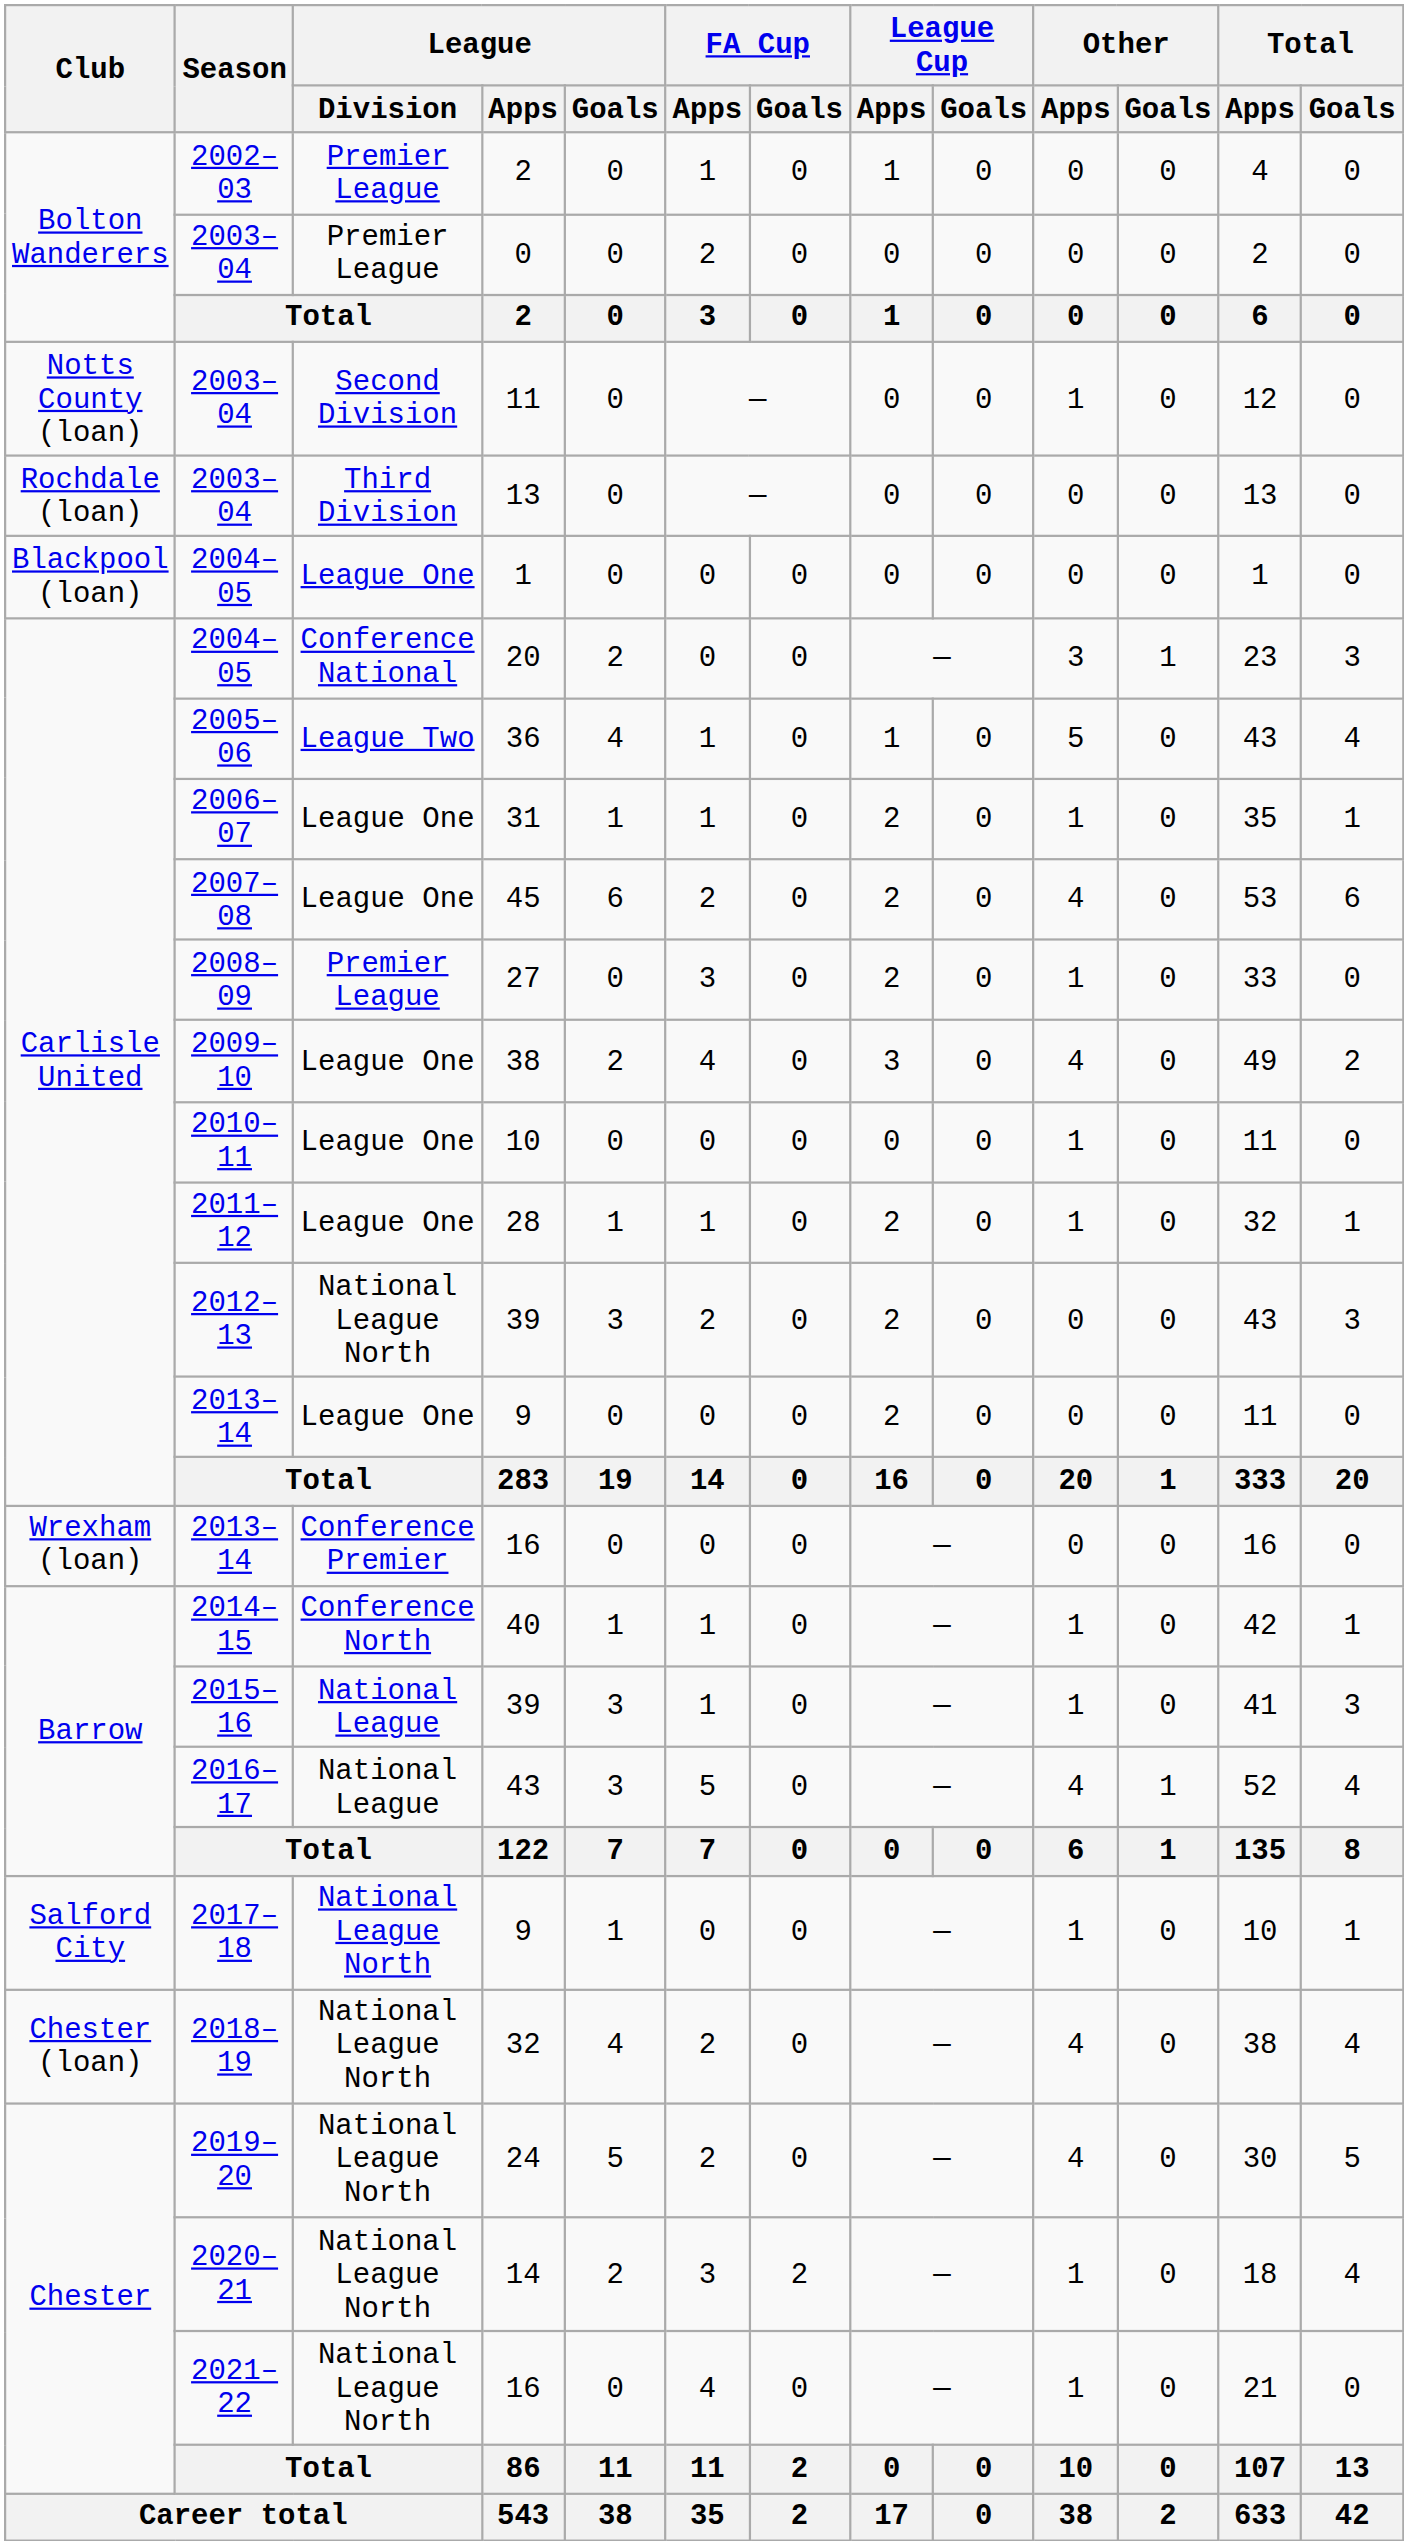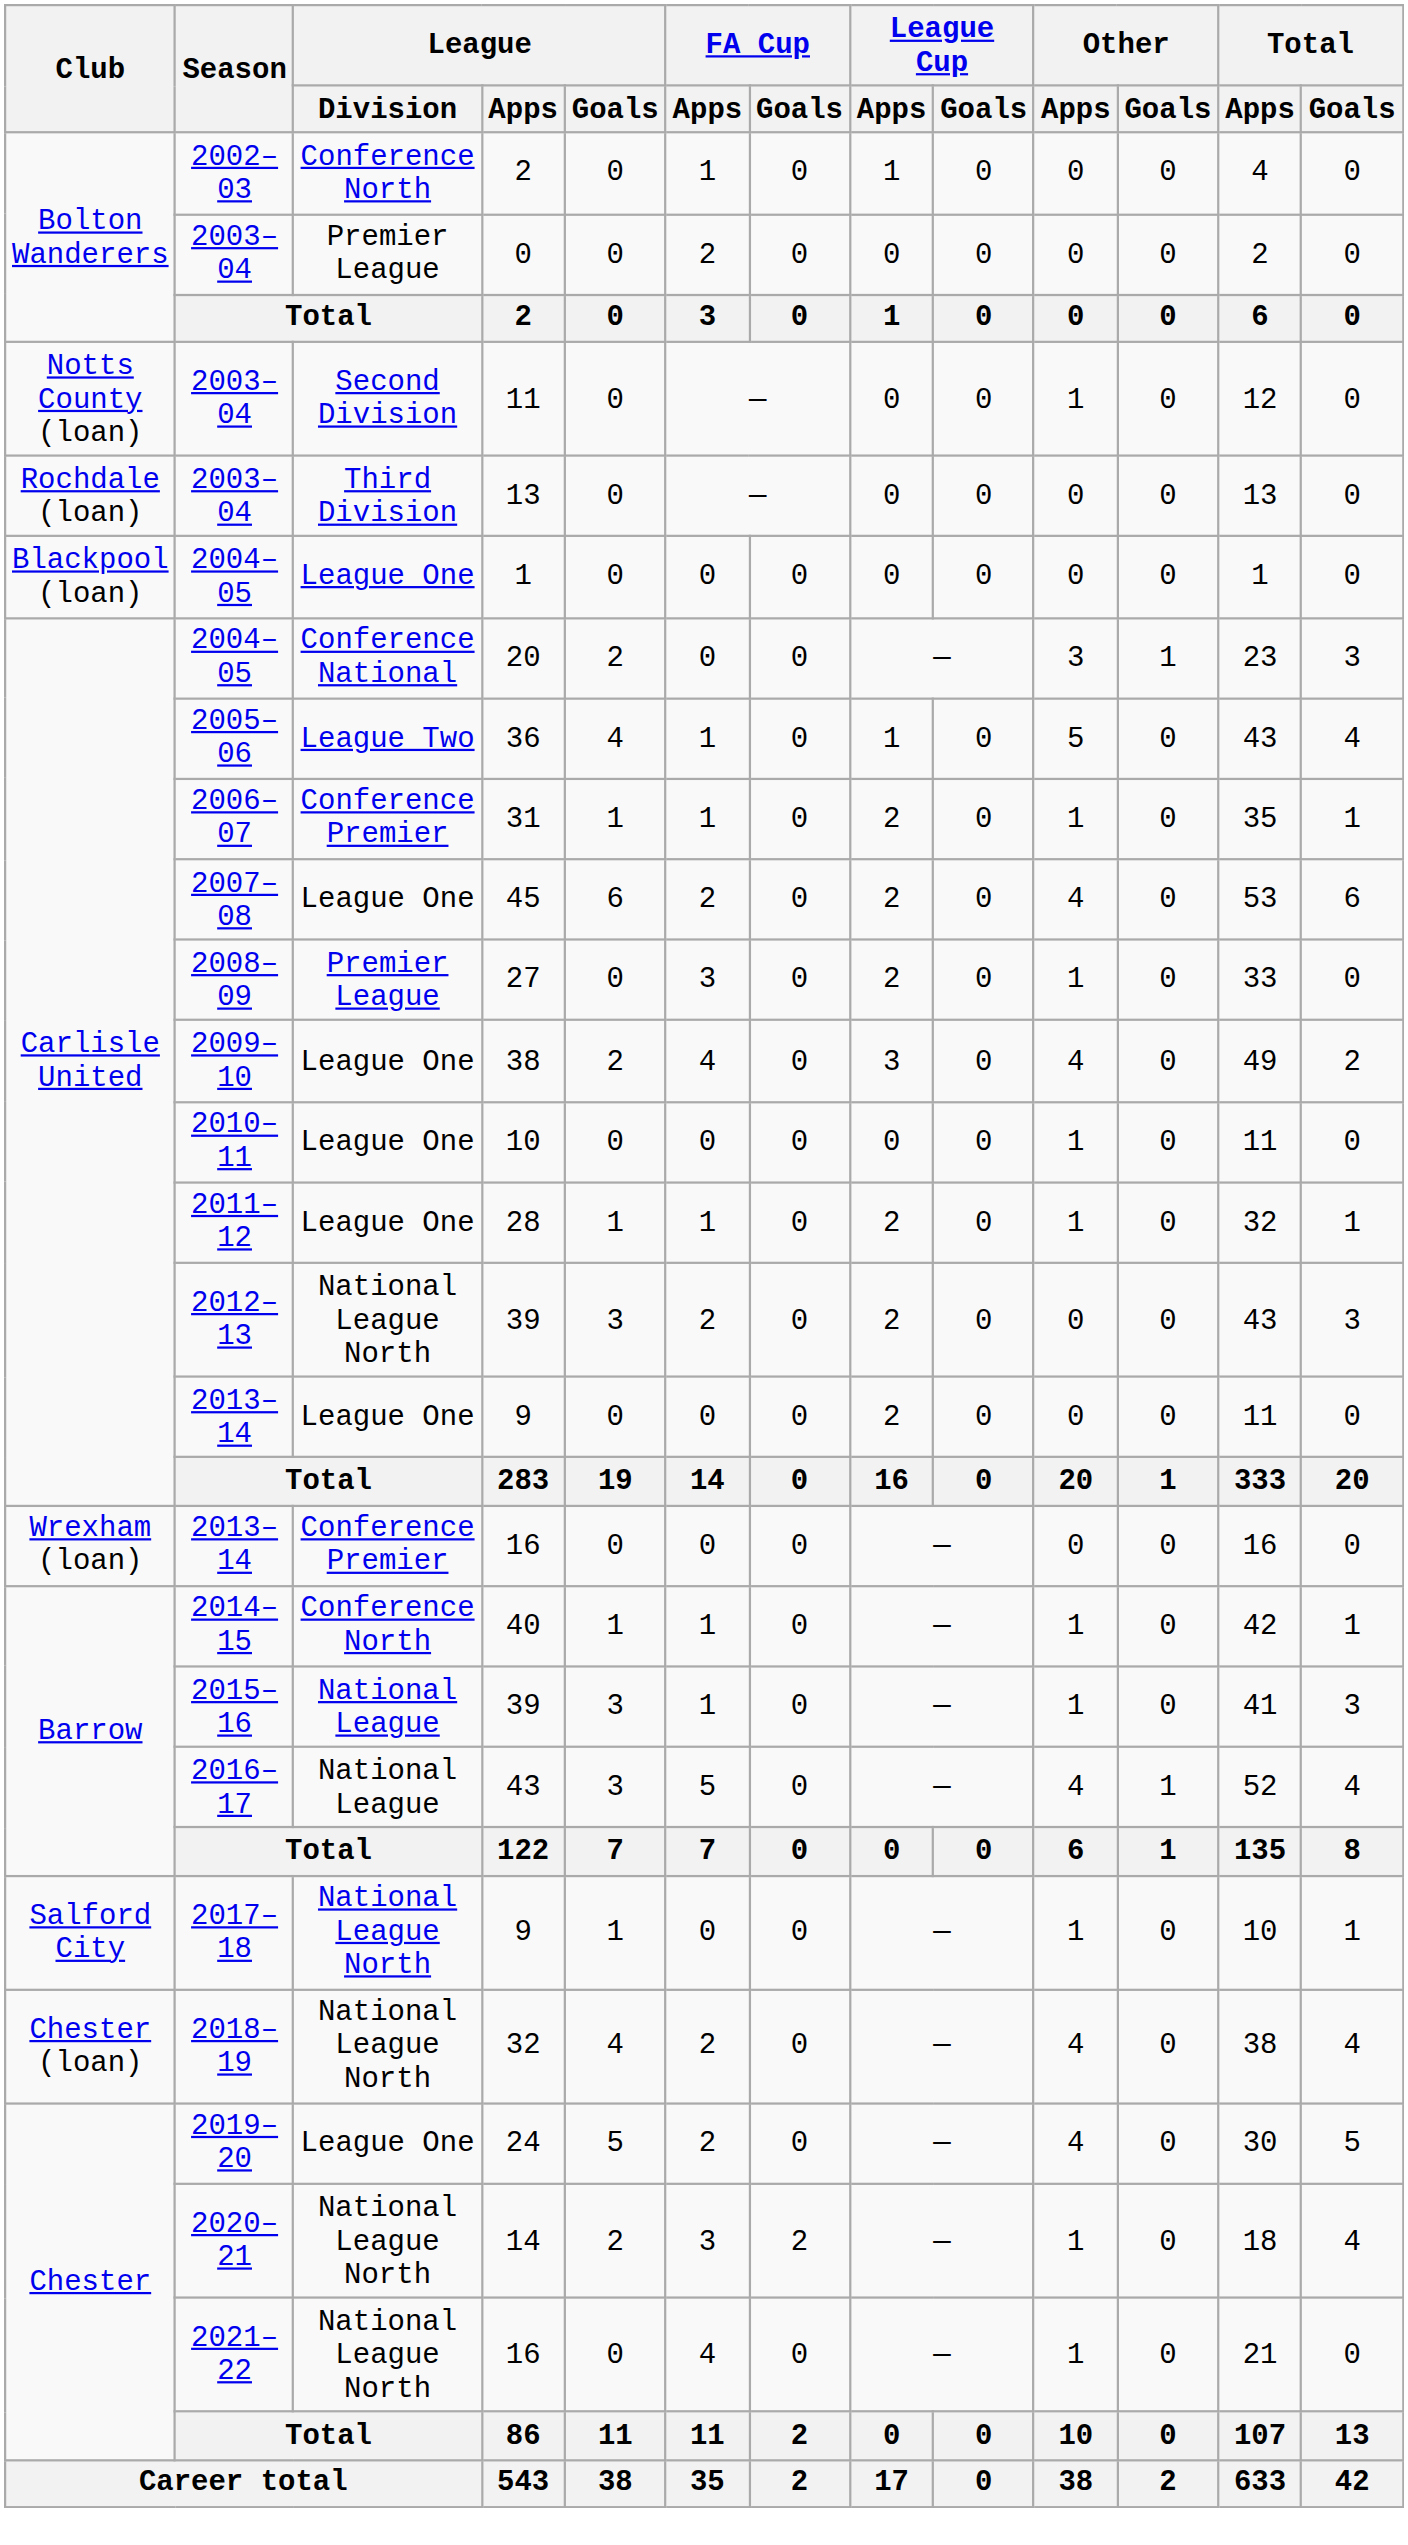(388, 173) Premier League -> (388, 173) Conference North
(388, 819) League One -> (388, 819) Conference Premier
(388, 2160) National League North -> (388, 2144) League One
